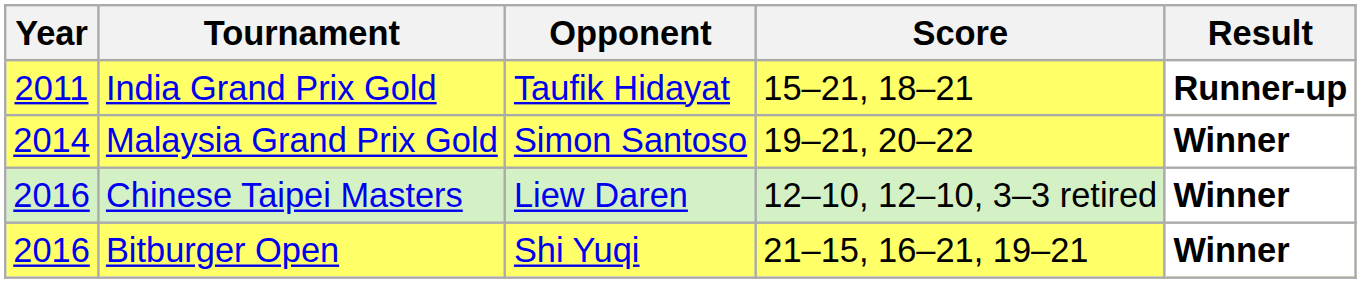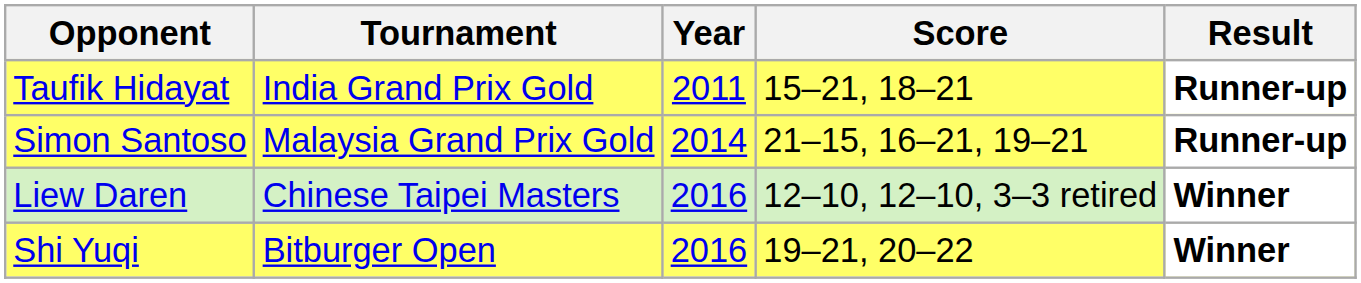columns swapped: (52, 33) <-> (631, 33)
(869, 142) 19–21, 20–22 -> (926, 142) 21–15, 16–21, 19–21
(1232, 142) Winner -> (1260, 142) Runner-up
(926, 250) 21–15, 16–21, 19–21 -> (869, 250) 19–21, 20–22
